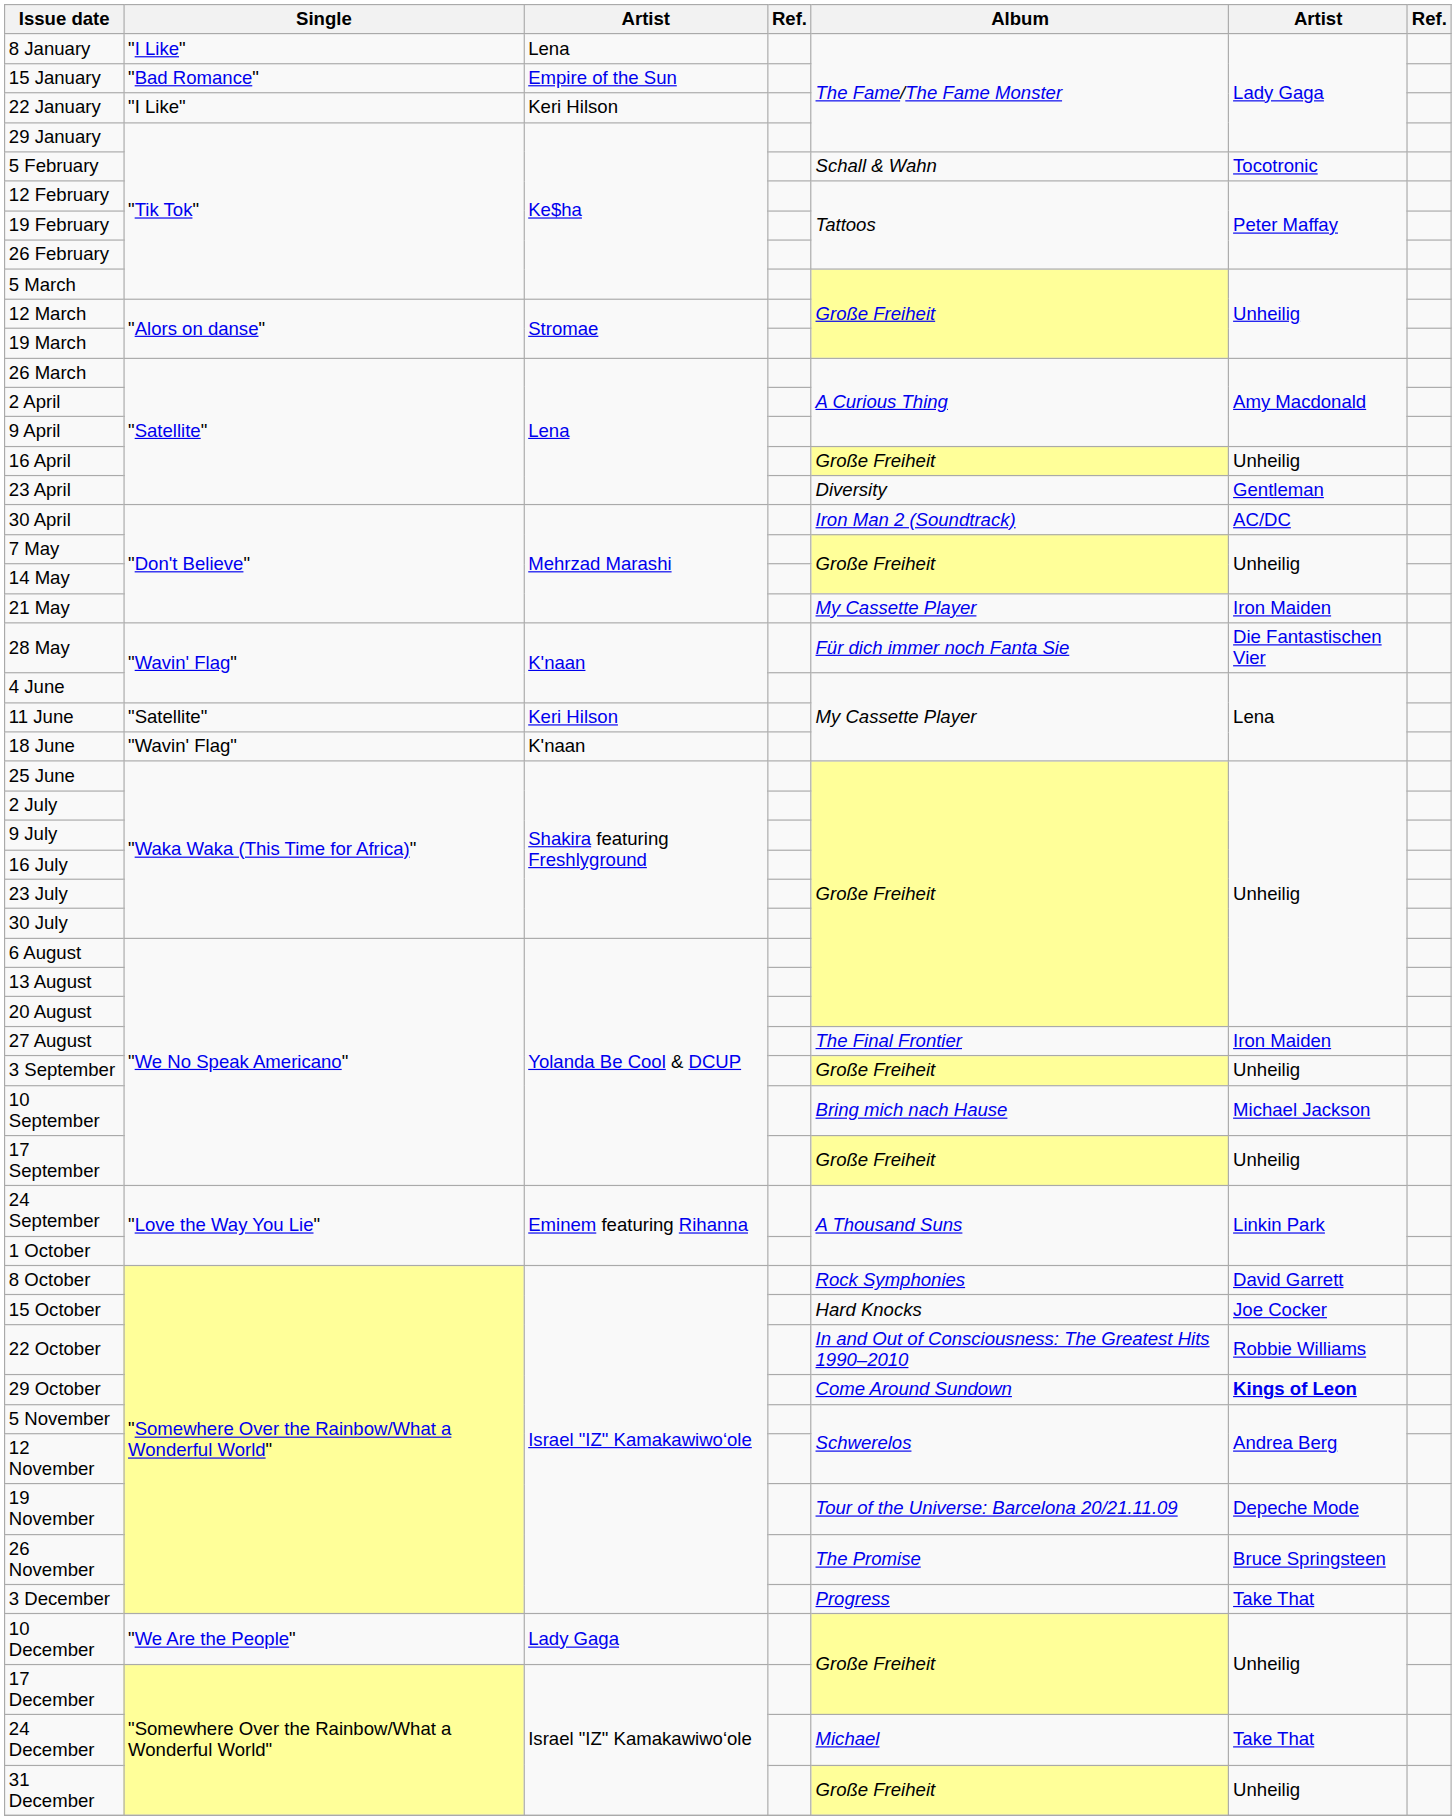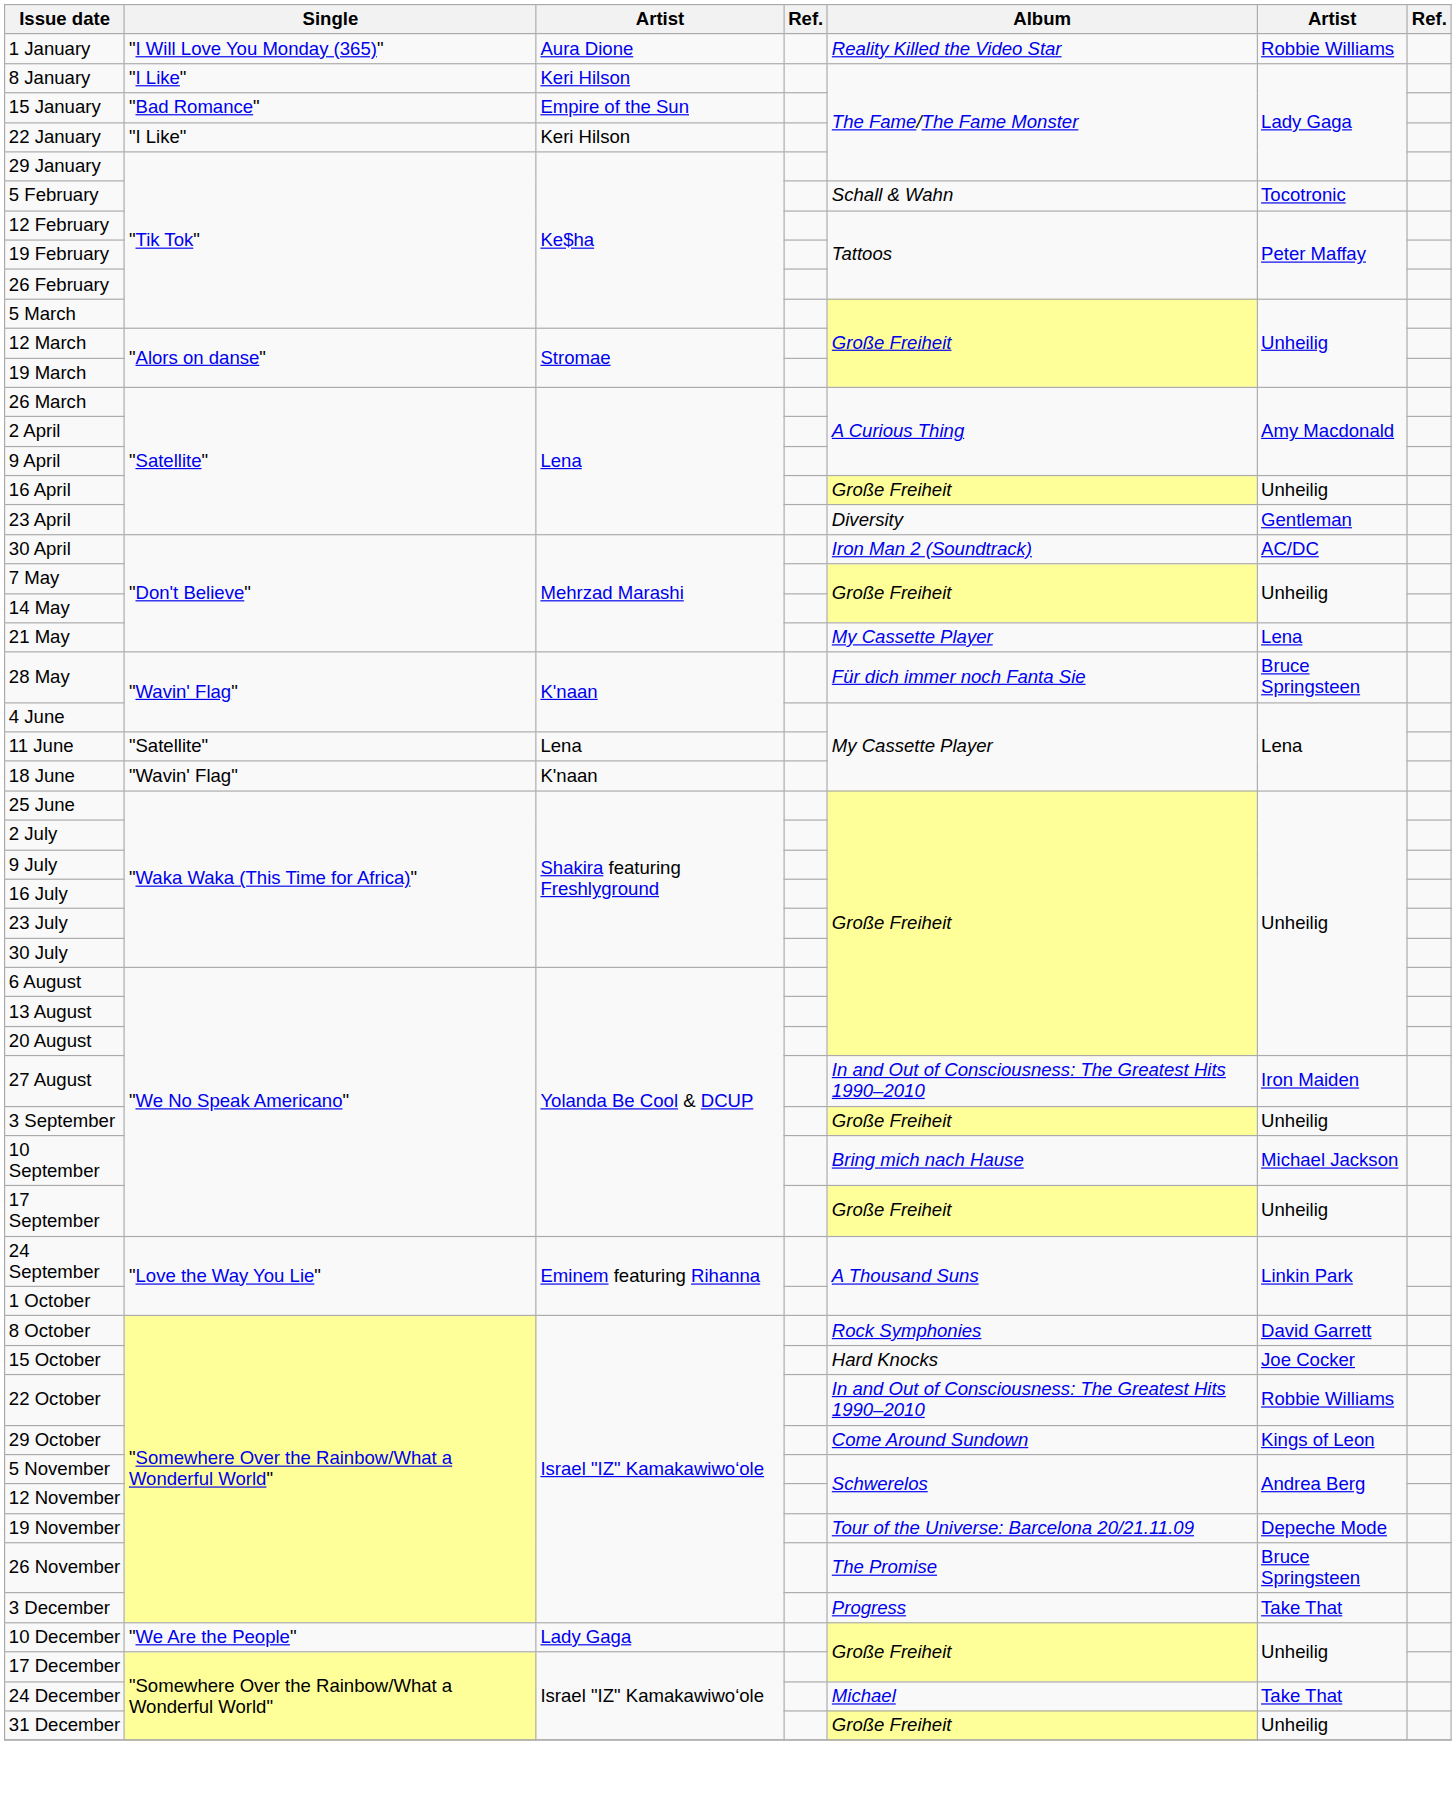+ row: (50, 48)
(549, 48) Lena -> (585, 78) Keri Hilson
(1282, 607) Iron Maiden -> (1282, 637) Lena
(1307, 647) Die Fantastischen Vier -> (1311, 677) Bruce Springsteen
(573, 717) Keri Hilson -> (561, 746) Lena
(889, 1040) The Final Frontier -> (1029, 1080) In and Out of Consciousness: The Greatest Hits 1990–2010
(1295, 1389) bold -> (1318, 1439) normal
